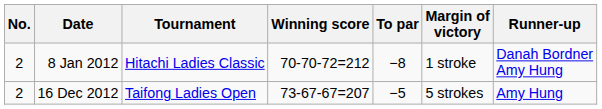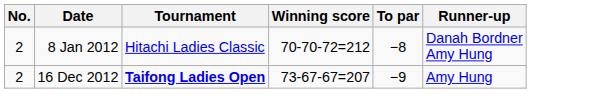- column: (458, 24)
(191, 93) normal -> (195, 77) bold
(397, 93) −5 -> (398, 77) −9
